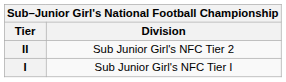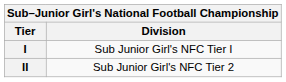rows swapped: (25, 67) <-> (25, 49)
